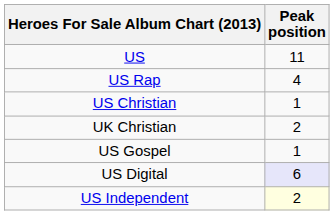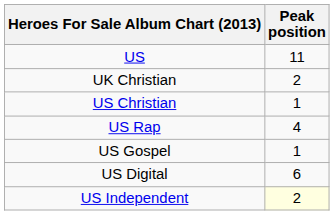rows swapped: (135, 80) <-> (135, 127)
(297, 174) lavender background -> (297, 174) no background
